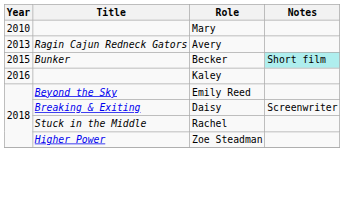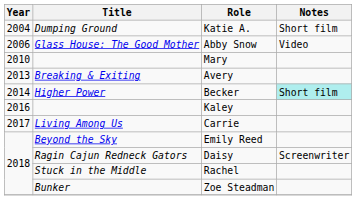+ row: (227, 28)
+ row: (230, 44)
(111, 44) Ragin Cajun Redneck Gators -> (88, 76) Breaking & Exiting
(18, 60) 2015 -> (18, 92) 2014
(52, 60) Bunker -> (70, 92) Higher Power
+ row: (221, 124)
(88, 108) Breaking & Exiting -> (111, 155) Ragin Cajun Redneck Gators
(70, 139) Higher Power -> (52, 187) Bunker
